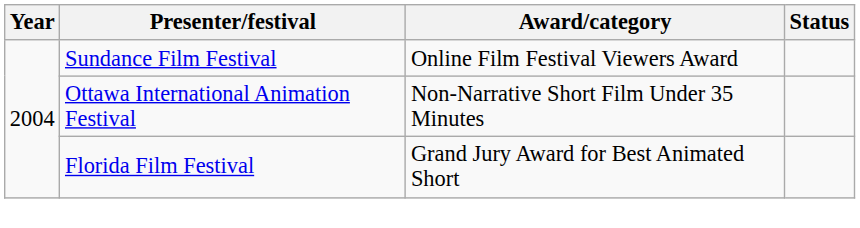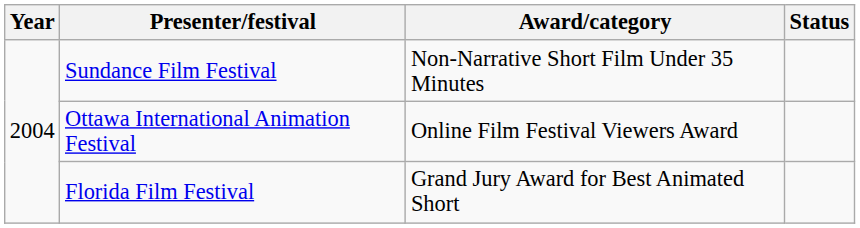(574, 57) Online Film Festival Viewers Award -> (572, 70) Non-Narrative Short Film Under 35 Minutes
(572, 105) Non-Narrative Short Film Under 35 Minutes -> (574, 131) Online Film Festival Viewers Award
